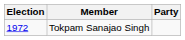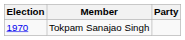(17, 27) 1972 -> (17, 27) 1970
